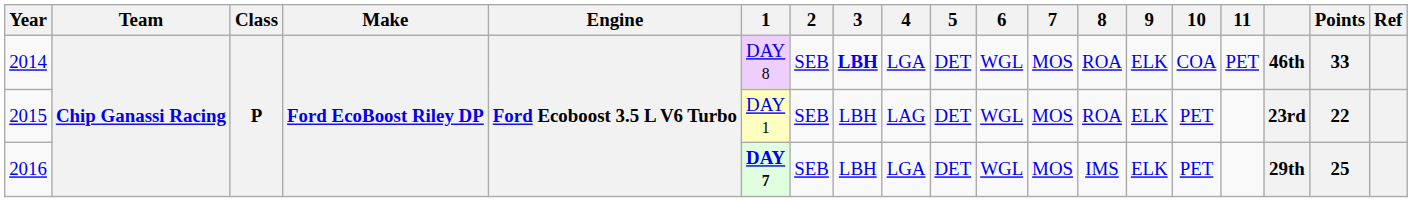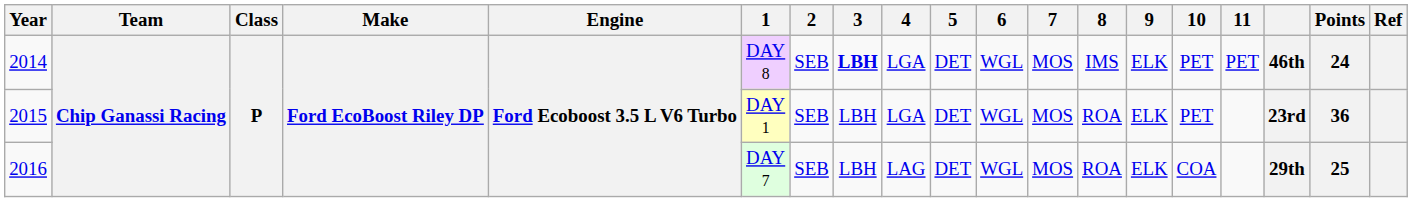(1102, 61) ROA -> (1102, 61) IMS
(1197, 61) COA -> (1197, 61) PET
(1340, 61) 33 -> (1340, 61) 24
(906, 115) LAG -> (906, 115) LGA
(1340, 115) 22 -> (1340, 115) 36
(766, 168) bold -> (766, 168) normal
(906, 168) LGA -> (906, 168) LAG
(1102, 168) IMS -> (1102, 168) ROA
(1197, 168) PET -> (1197, 168) COA
